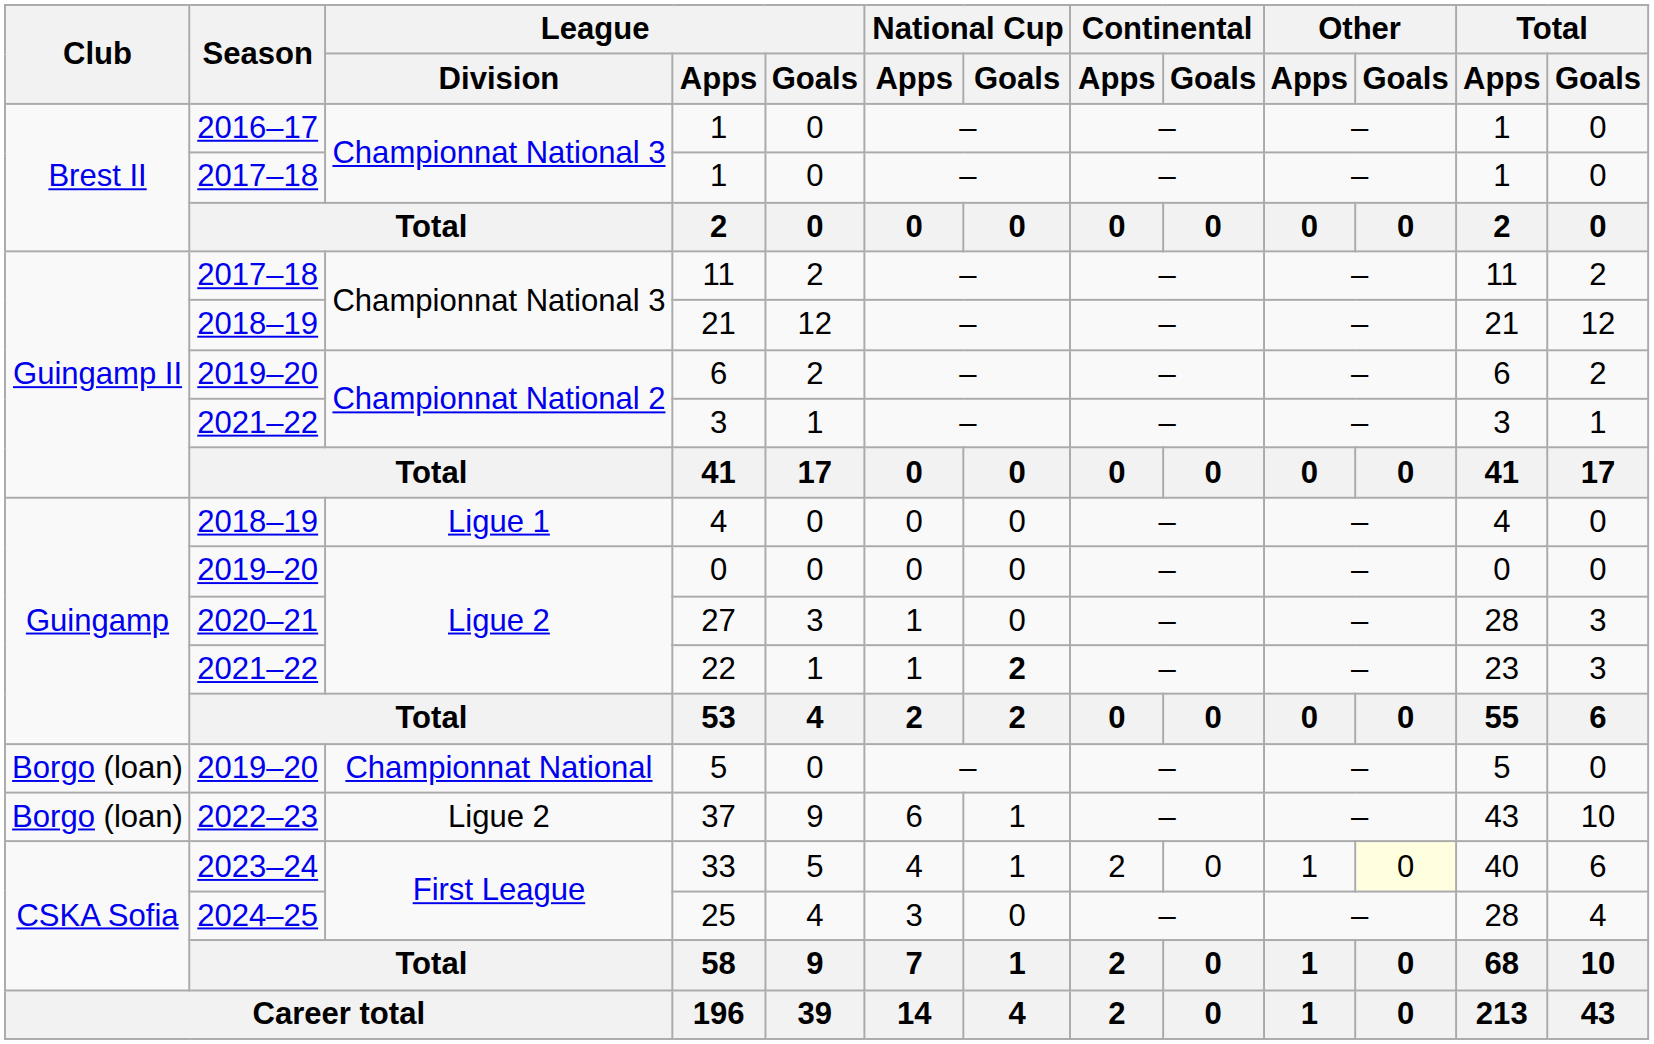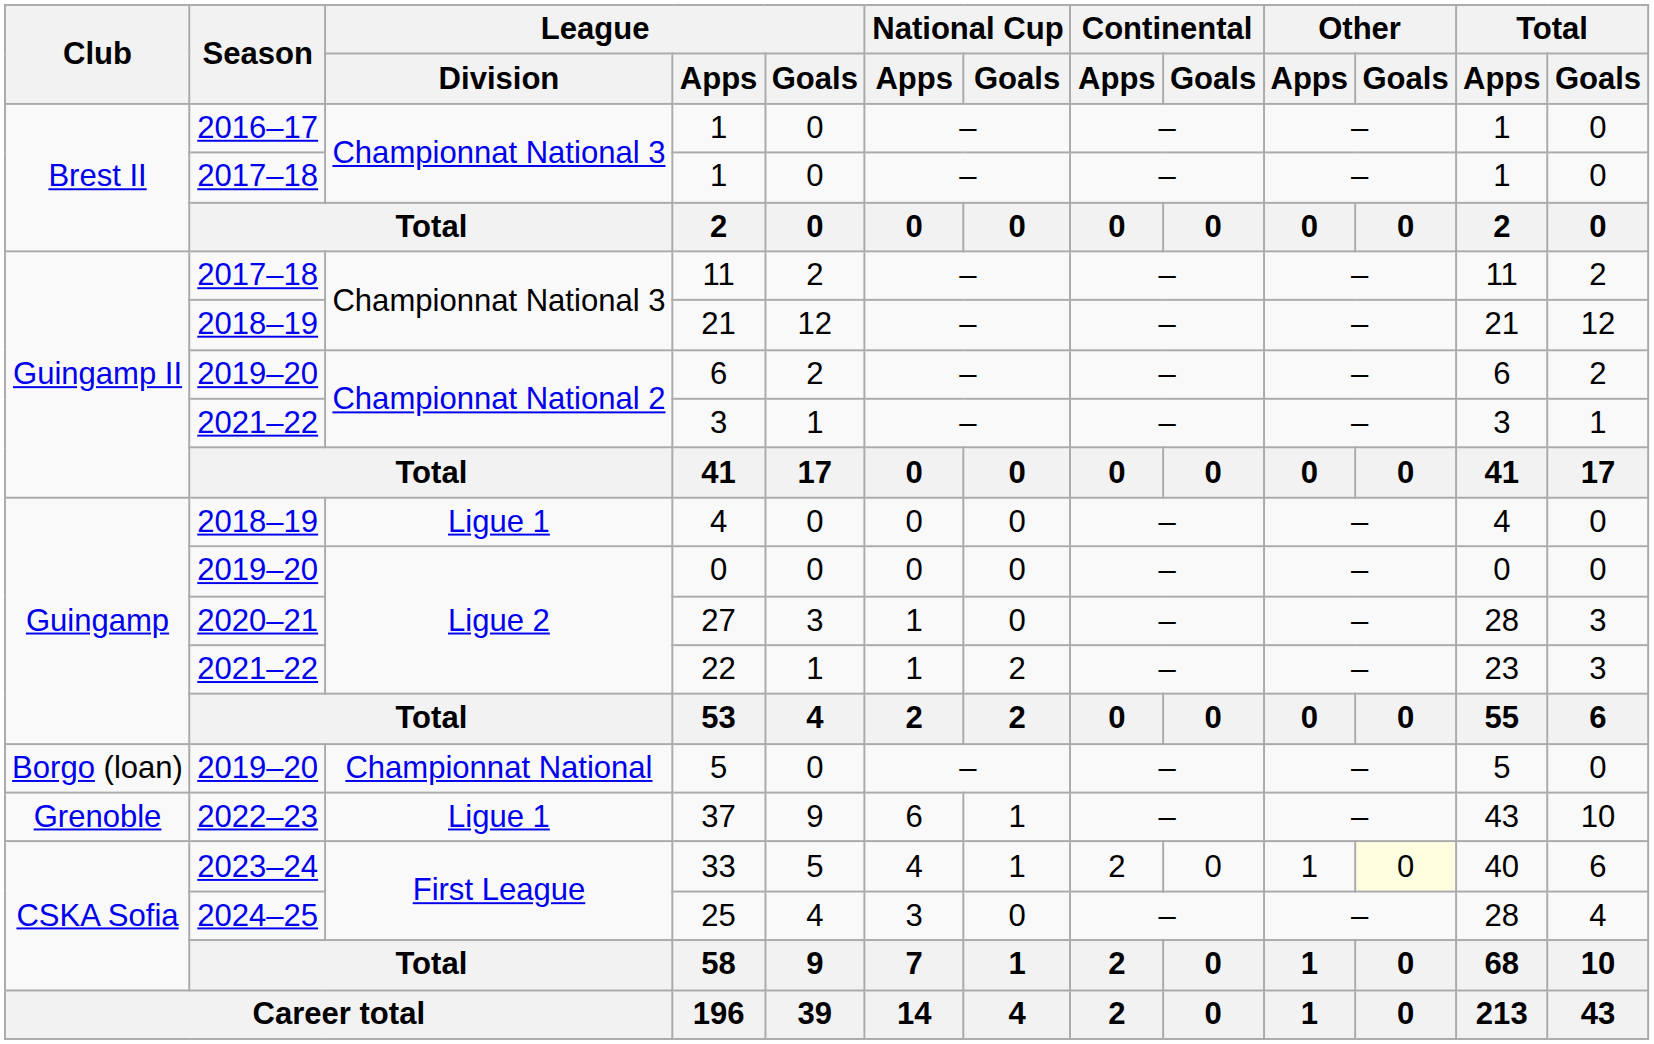(1017, 669) bold -> (1017, 669) normal
(98, 816) Borgo (loan) -> (98, 816) Grenoble
(499, 816) Ligue 2 -> (499, 816) Ligue 1
